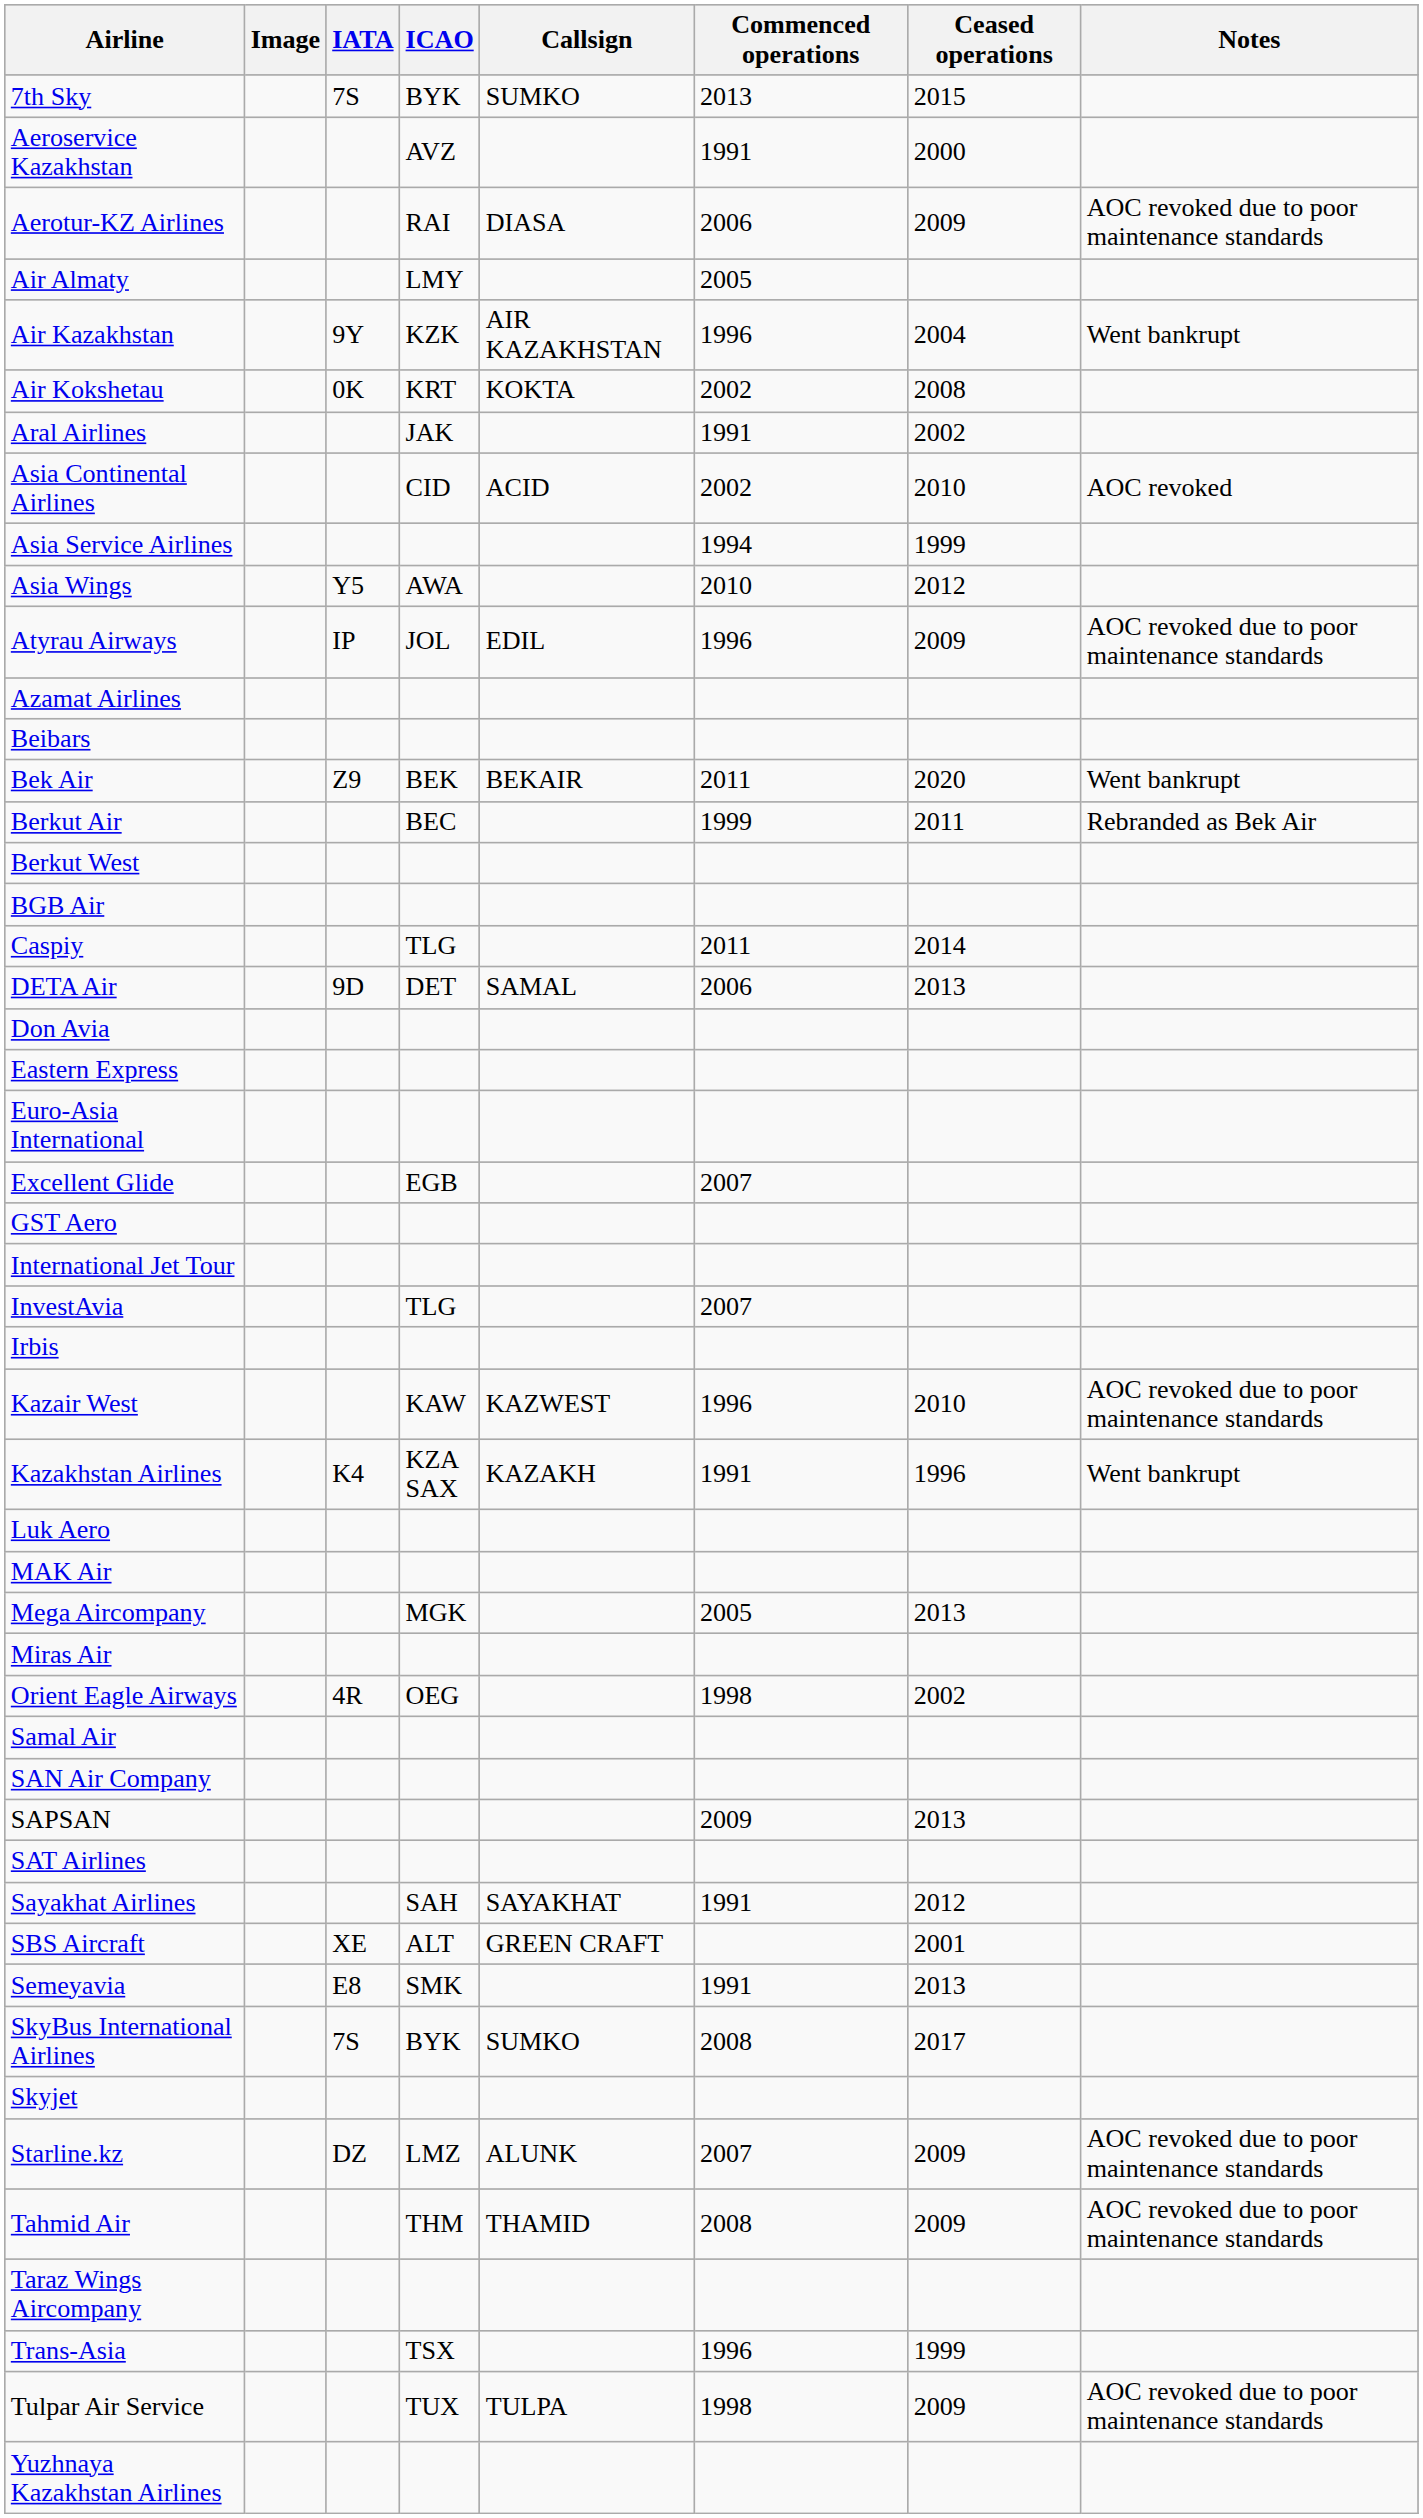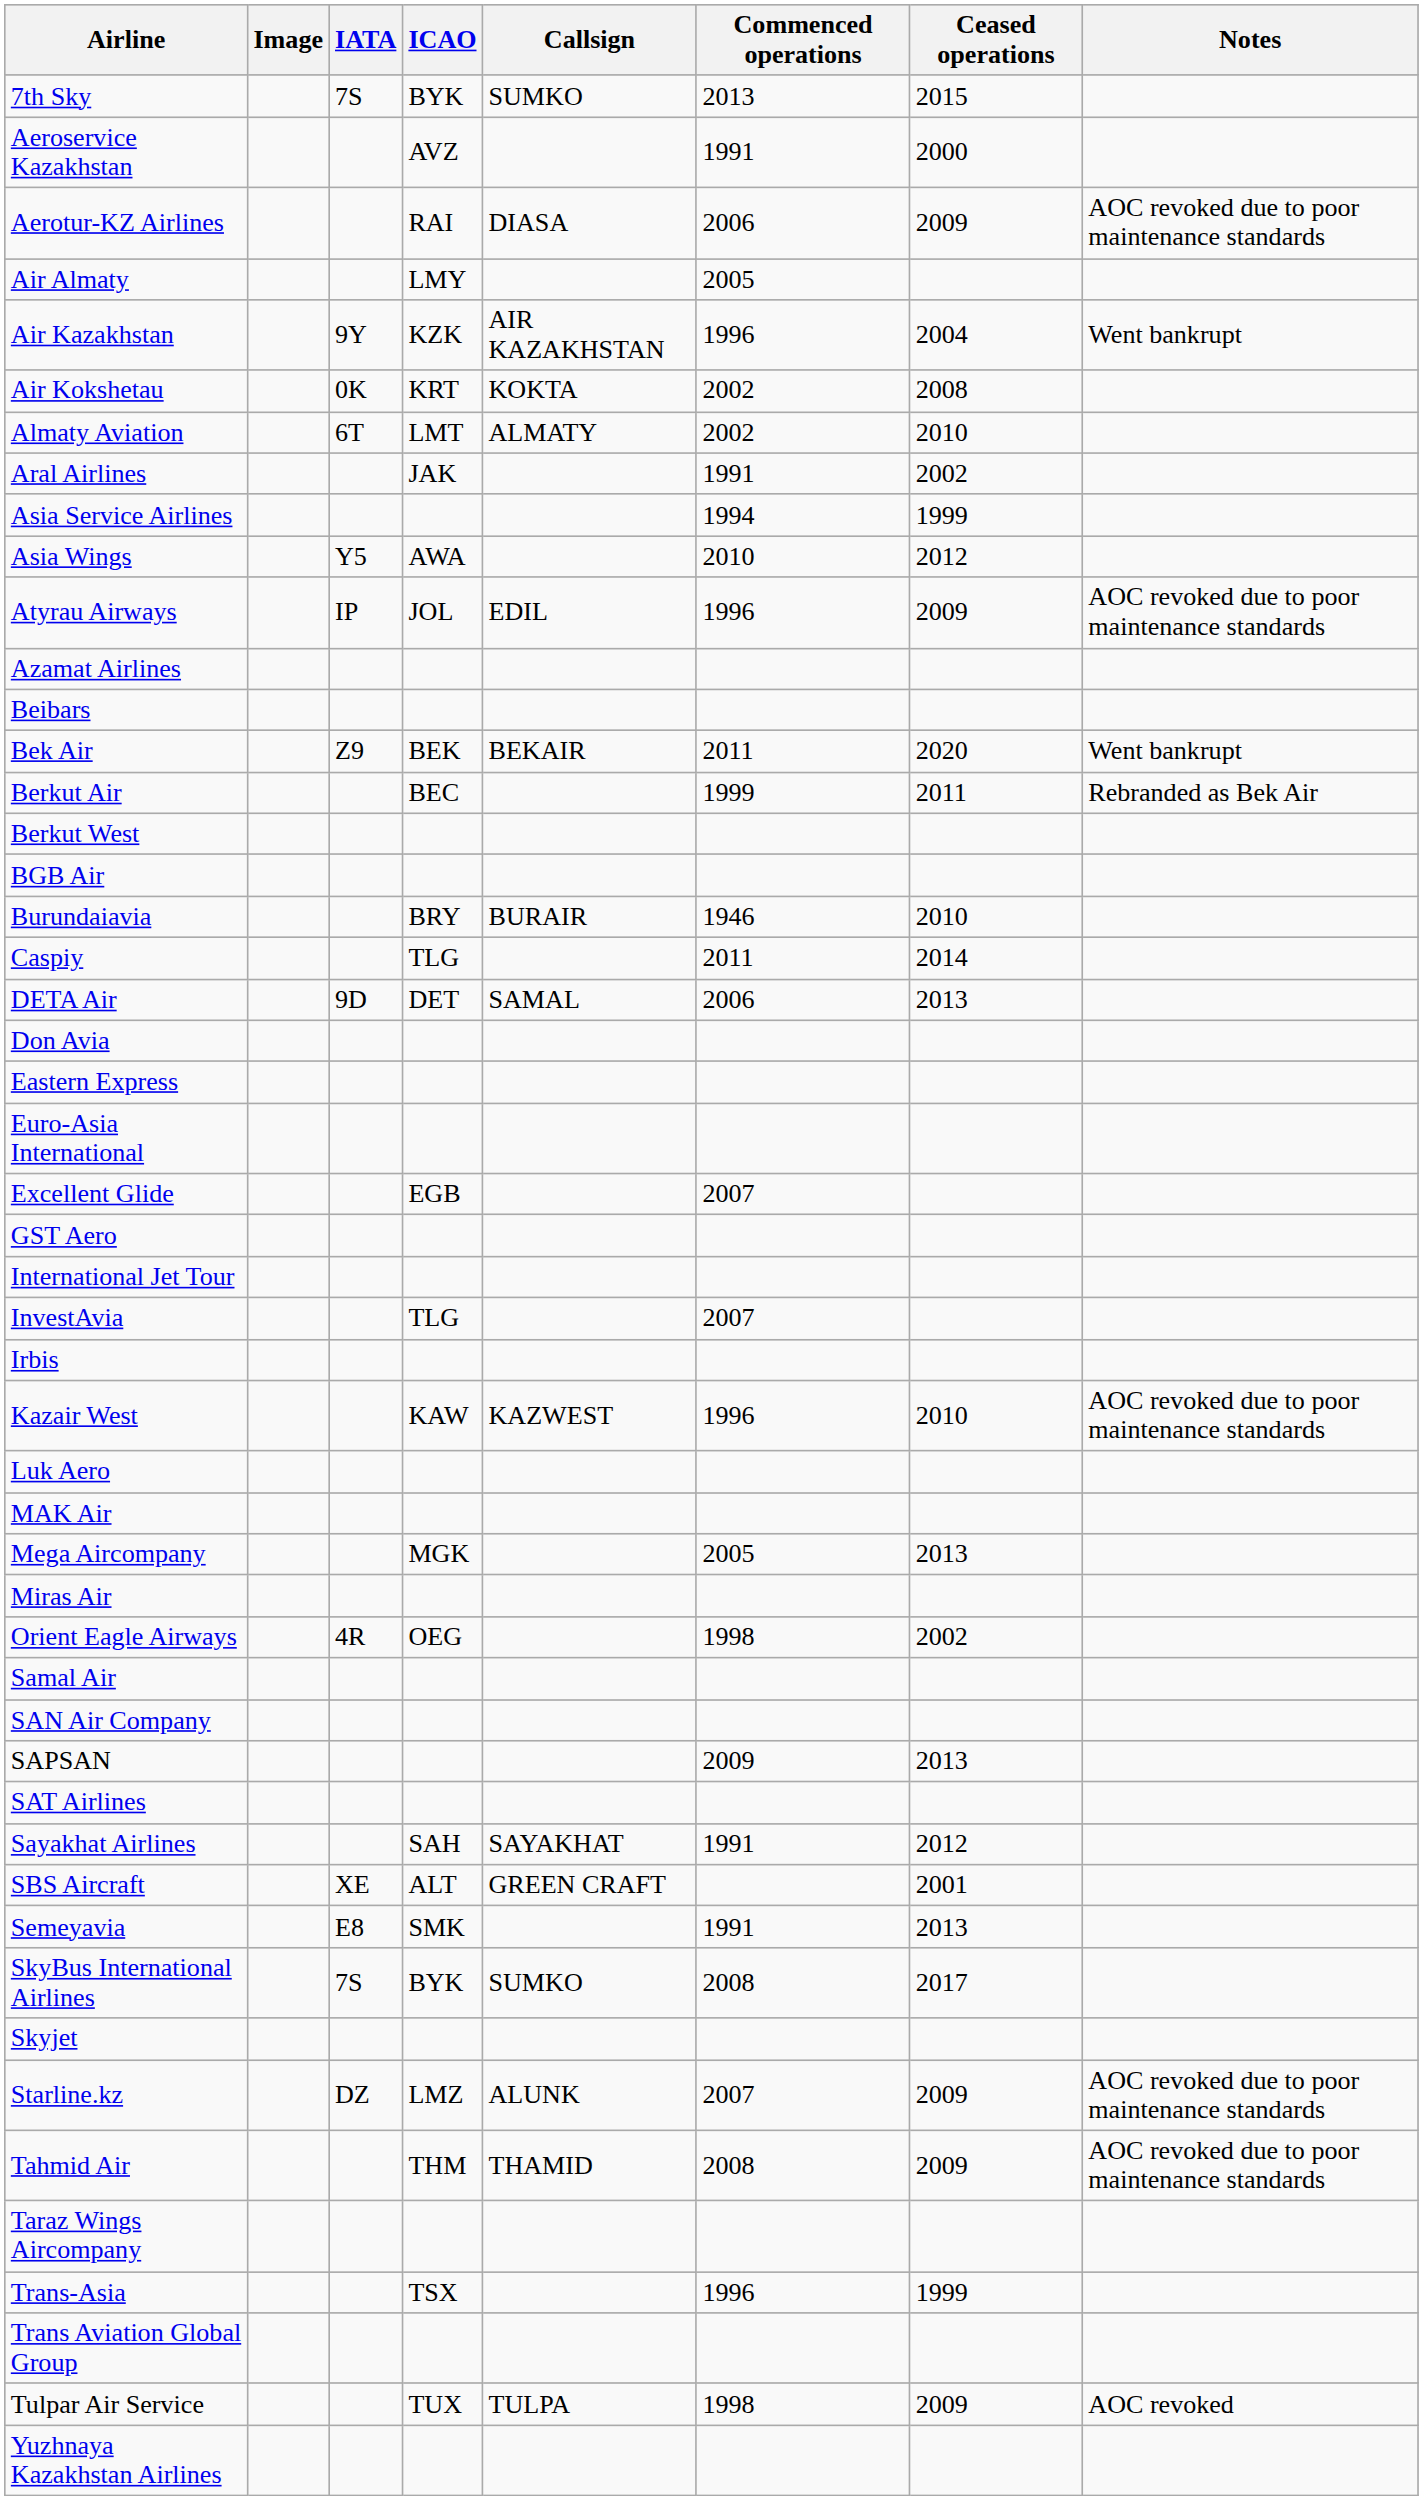+ row: (97, 432)
- row: (99, 488)
+ row: (81, 916)
- row: (116, 1474)
+ row: (126, 2347)
(1222, 2406) AOC revoked due to poor maintenance standards -> (1161, 2403) AOC revoked
